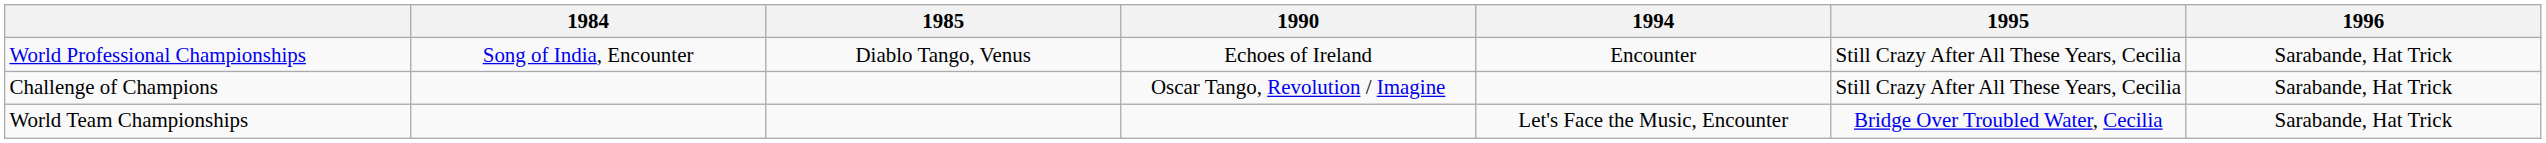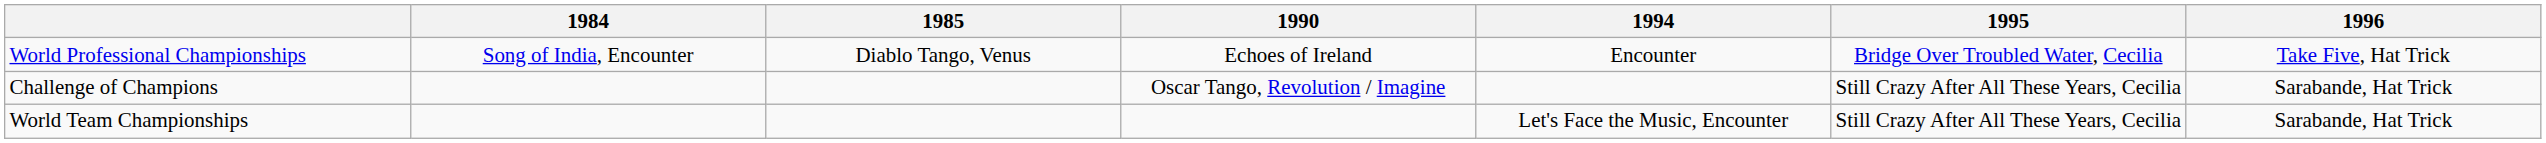(2008, 54) Still Crazy After All These Years, Cecilia -> (2008, 54) Bridge Over Troubled Water, Cecilia
(2363, 54) Sarabande, Hat Trick -> (2363, 54) Take Five, Hat Trick
(2008, 120) Bridge Over Troubled Water, Cecilia -> (2008, 120) Still Crazy After All These Years, Cecilia
